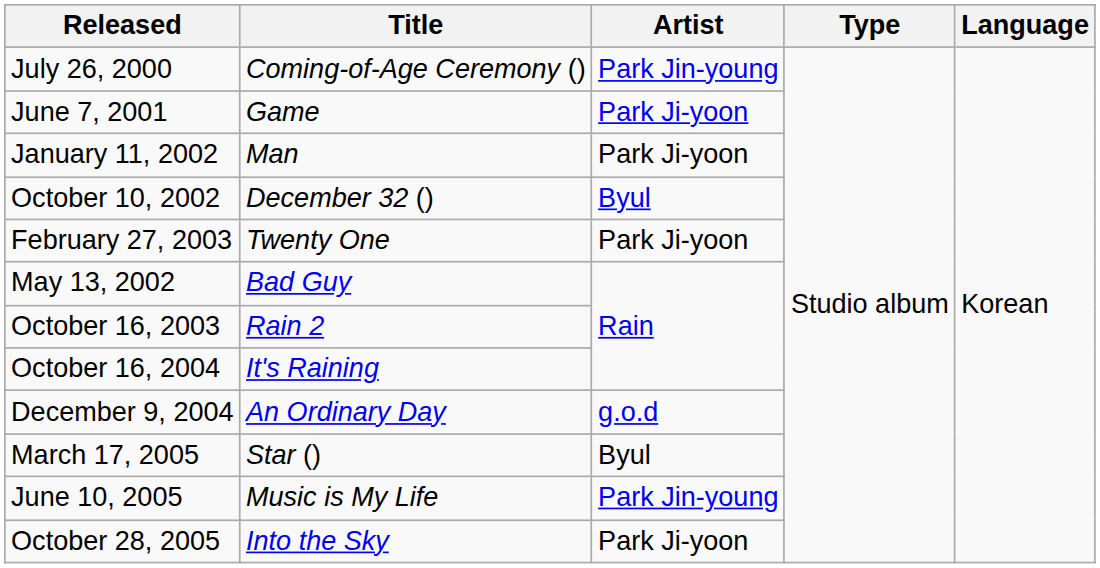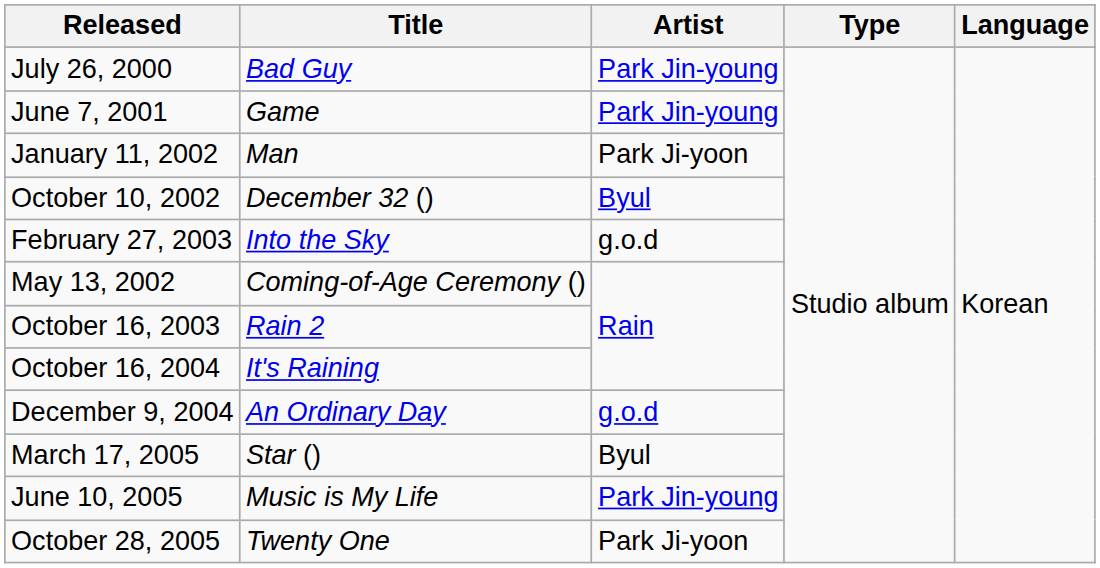(416, 68) Coming-of-Age Ceremony () -> (299, 68) Bad Guy
(673, 111) Park Ji-yoon -> (688, 111) Park Jin-young
(318, 240) Twenty One -> (317, 240) Into the Sky
(673, 240) Park Ji-yoon -> (628, 240) g.o.d
(299, 283) Bad Guy -> (416, 283) Coming-of-Age Ceremony ()
(317, 540) Into the Sky -> (318, 540) Twenty One
